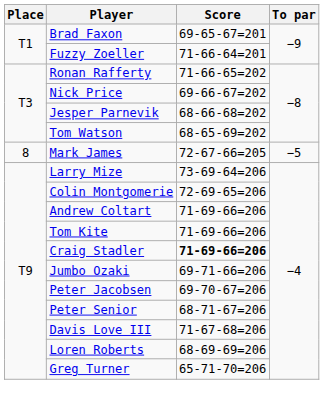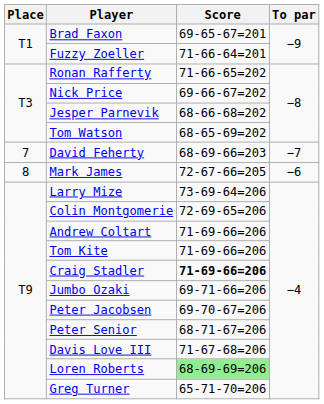+ row: (97, 152)
(294, 152) −5 -> (294, 172) −6
(223, 349) no background -> (223, 369) lightgreen background
